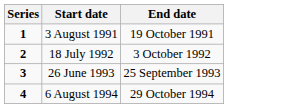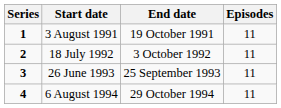+ column: (250, 14)
